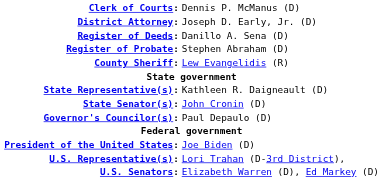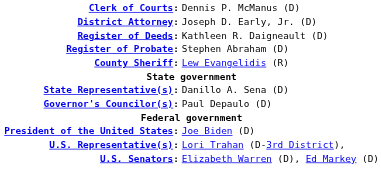(235, 35) Danillo A. Sena (D) -> (255, 35) Kathleen R. Daigneault (D)
(255, 90) Kathleen R. Daigneault (D) -> (235, 90) Danillo A. Sena (D)
- row: (131, 104)
